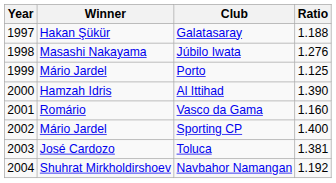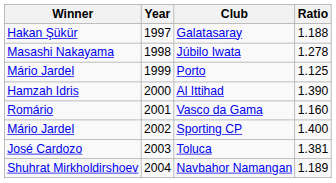columns swapped: (21, 14) <-> (105, 14)
(313, 52) 1.276 -> (313, 52) 1.278
(313, 168) 1.192 -> (313, 168) 1.189
